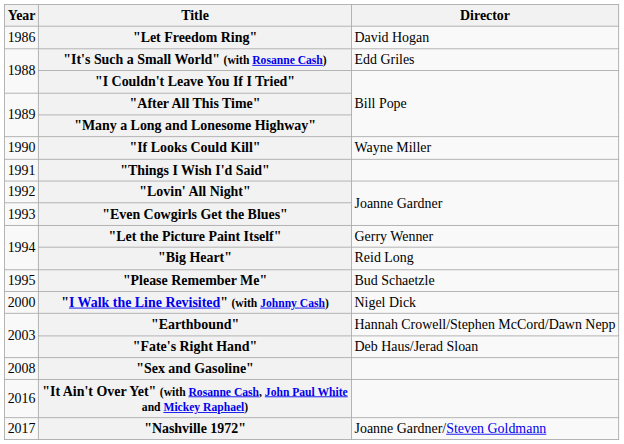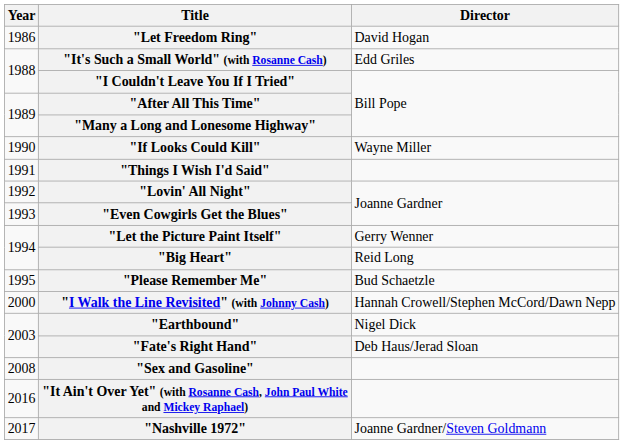(385, 302) Nigel Dick -> (485, 302) Hannah Crowell/Stephen McCord/Dawn Nepp
(485, 324) Hannah Crowell/Stephen McCord/Dawn Nepp -> (385, 324) Nigel Dick
